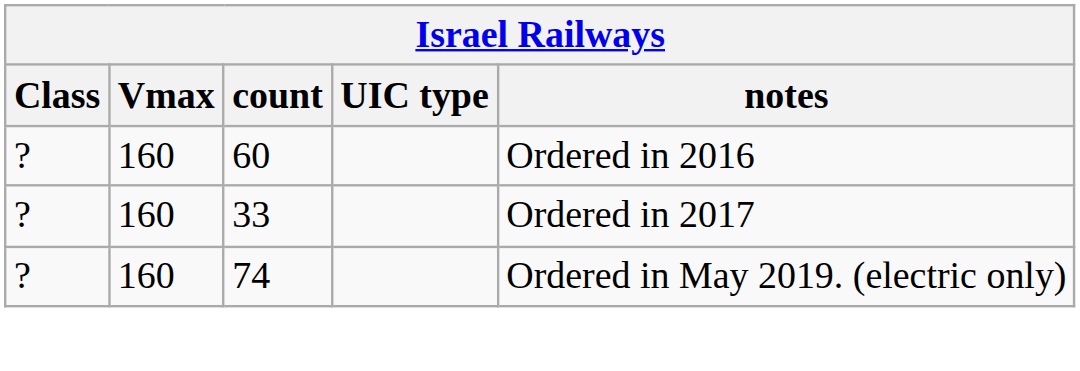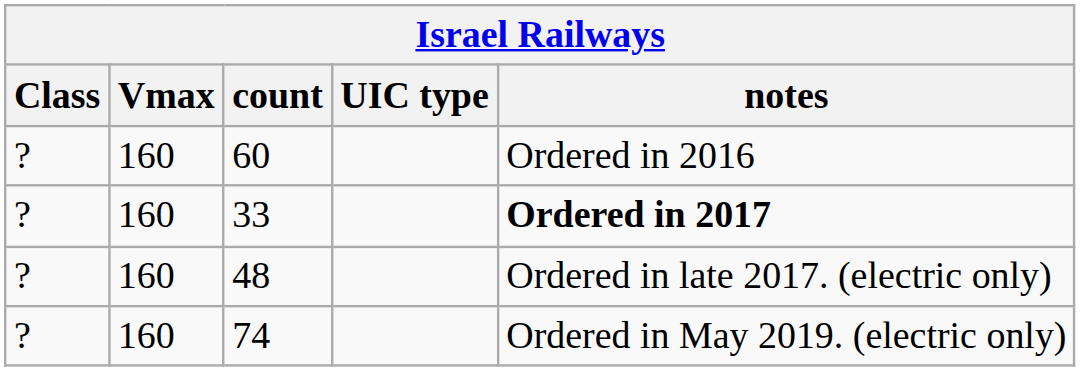(631, 214) normal -> (639, 214) bold
+ row: (251, 275)
